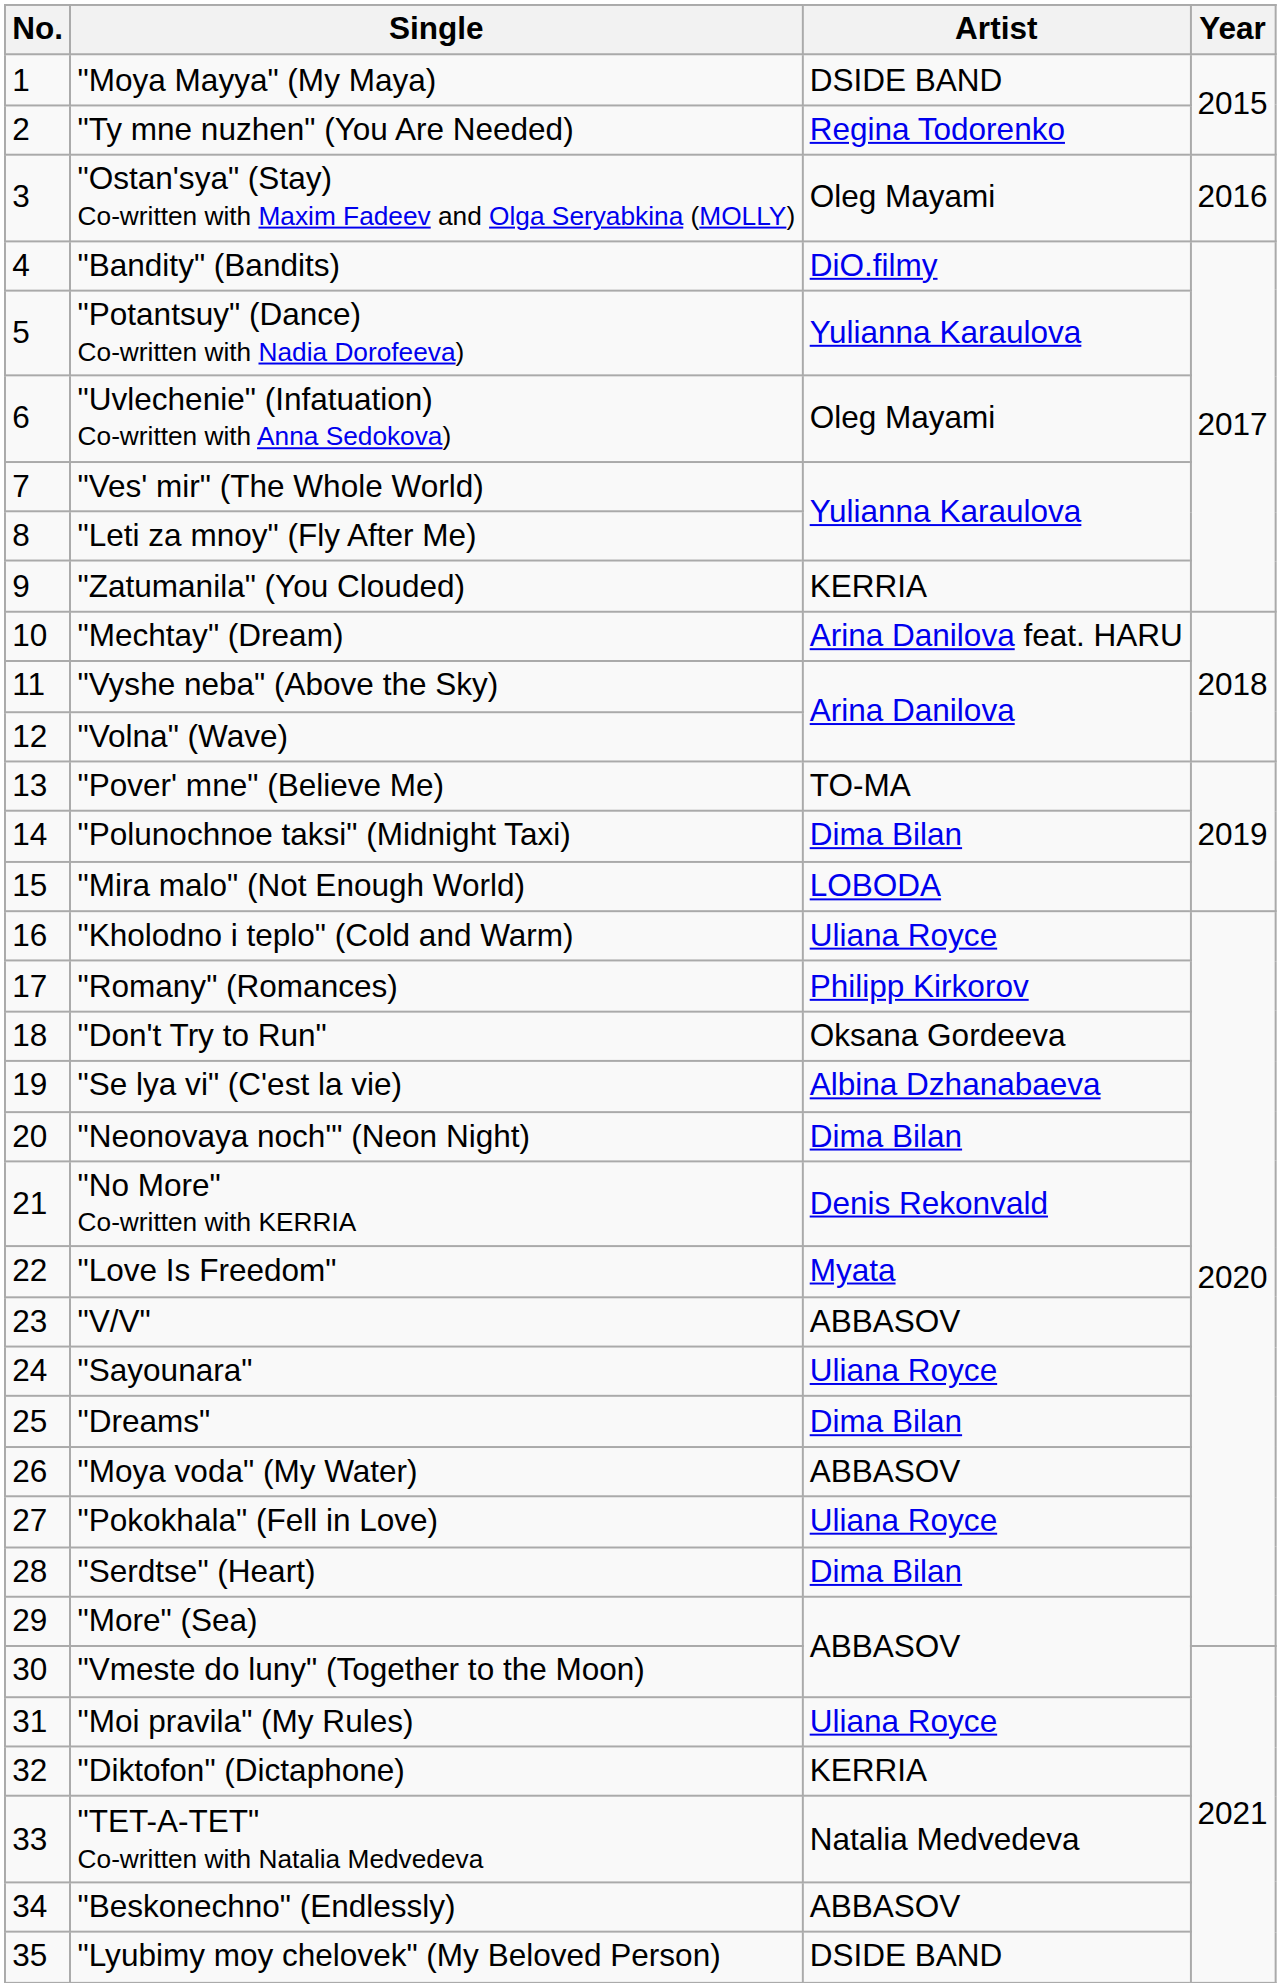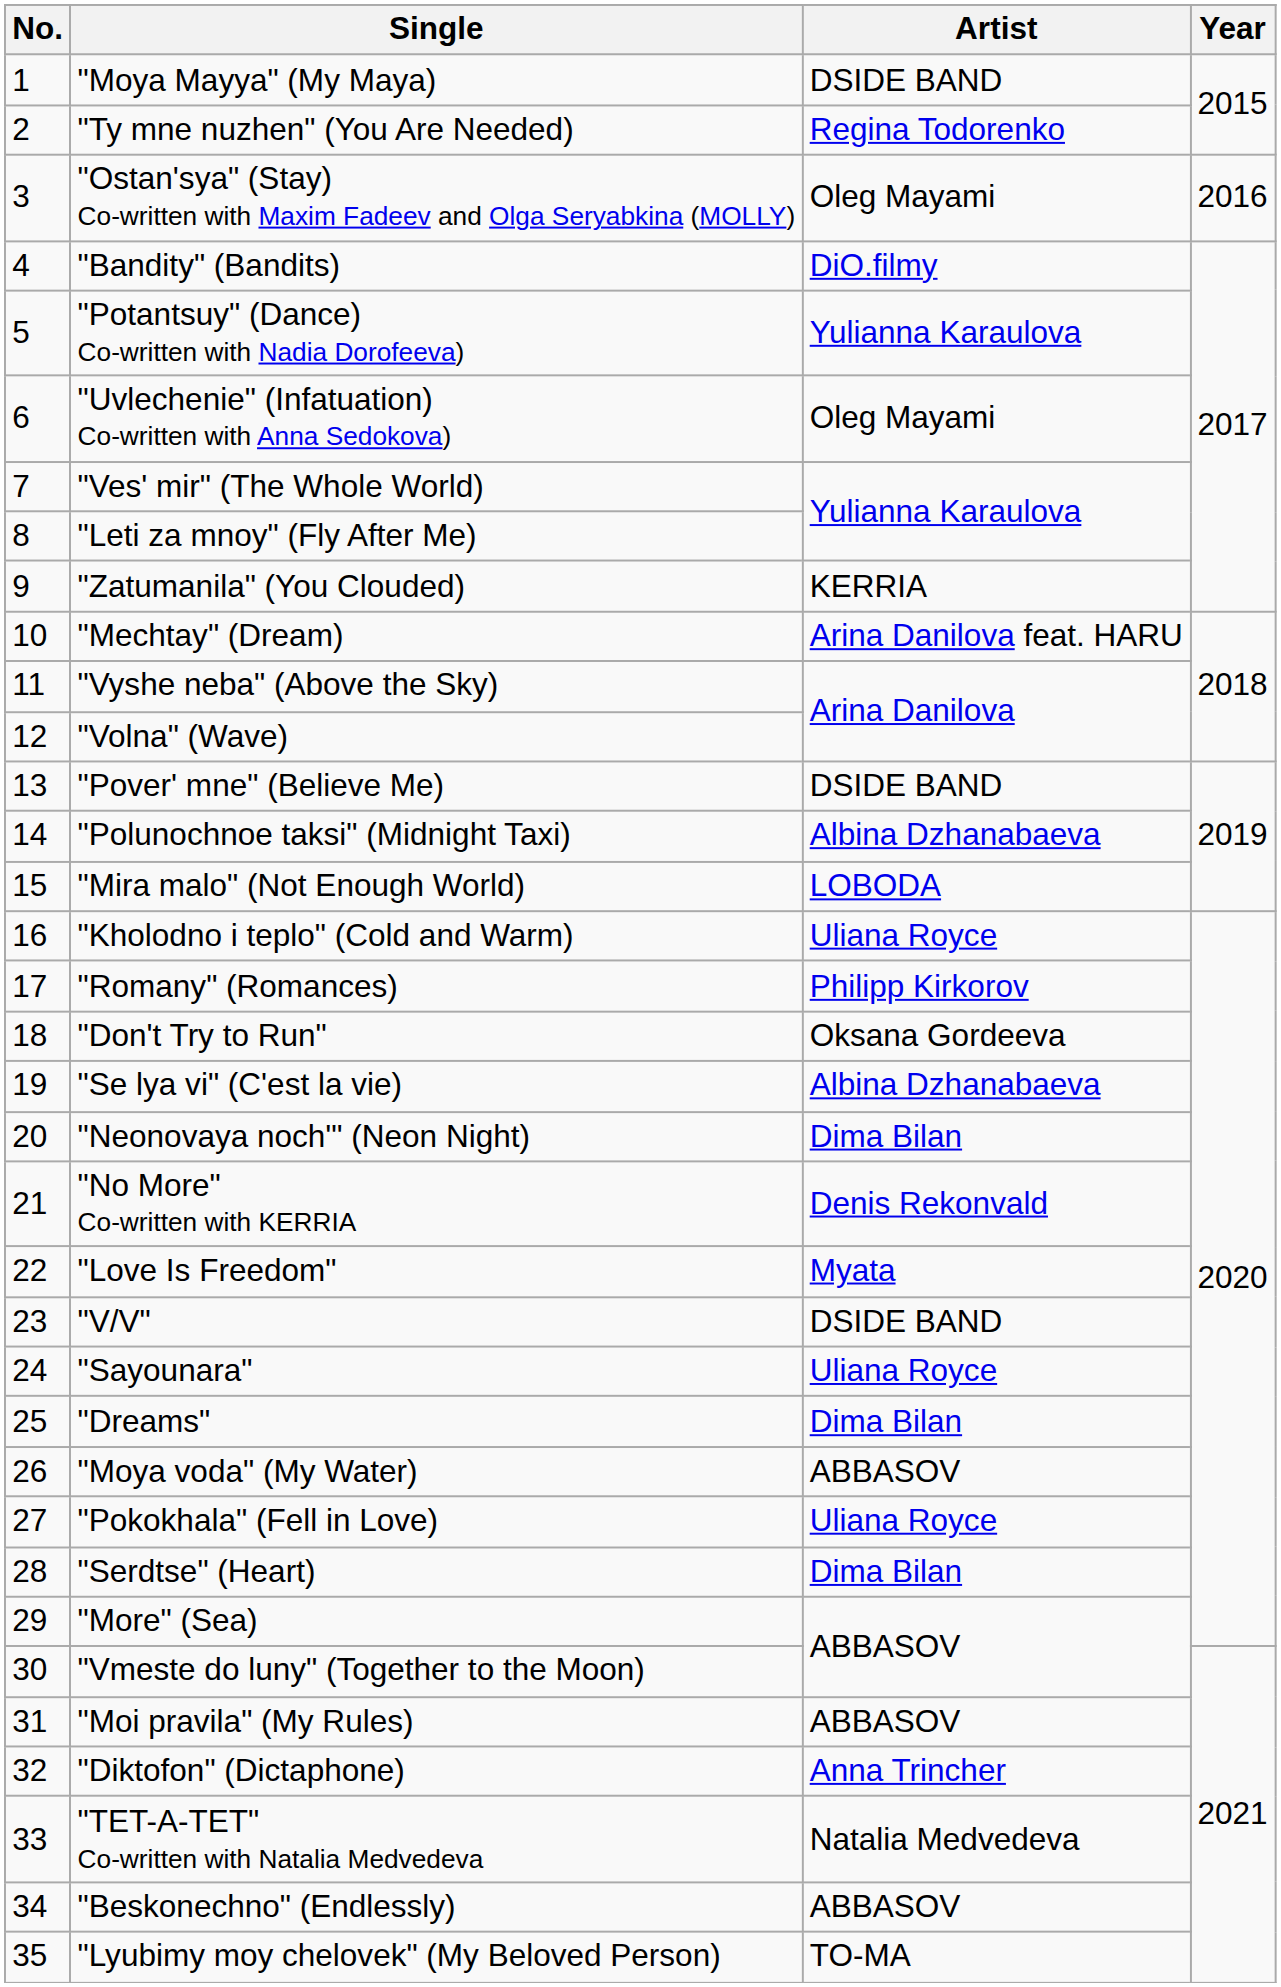(860, 785) TO-MA -> (906, 785) DSIDE BAND
(886, 835) Dima Bilan -> (955, 835) Albina Dzhanabaeva
(885, 1321) ABBASOV -> (906, 1321) DSIDE BAND
(903, 1720) Uliana Royce -> (885, 1720) ABBASOV
(868, 1770) KERRIA -> (908, 1770) Anna Trincher
(906, 1956) DSIDE BAND -> (860, 1956) TO-MA
